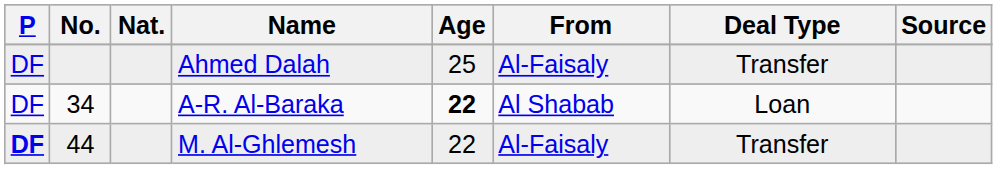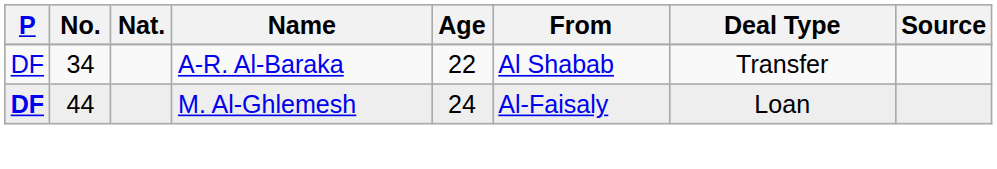- row: (254, 65)
(462, 104) bold -> (462, 65) normal
(782, 104) Loan -> (782, 65) Transfer
(462, 144) 22 -> (462, 104) 24
(782, 144) Transfer -> (782, 104) Loan
